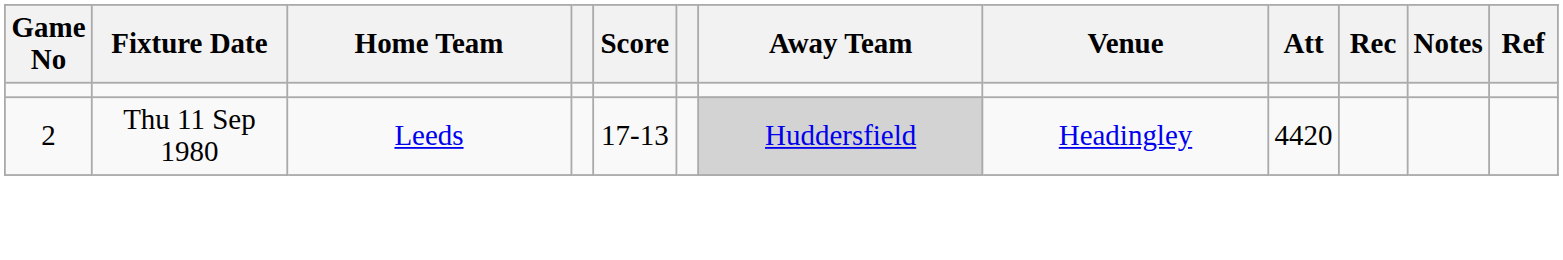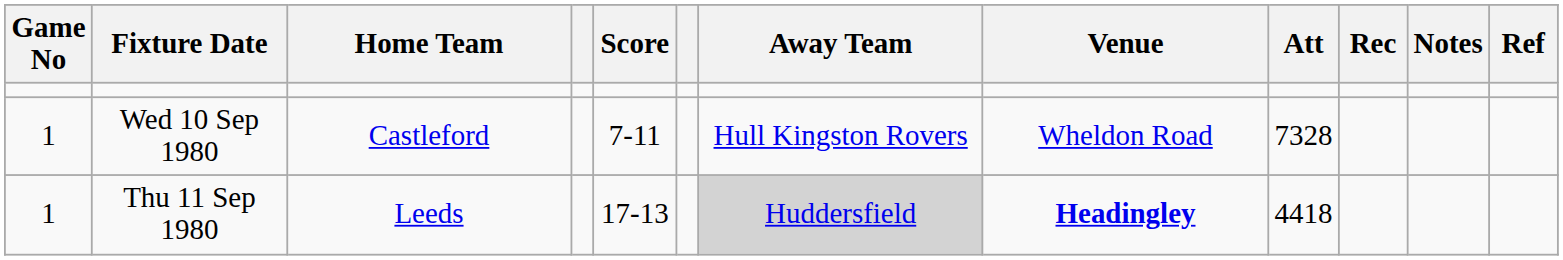+ row: (189, 135)
(49, 135) 2 -> (49, 214) 1
(1125, 135) normal -> (1125, 214) bold
(1304, 135) 4420 -> (1304, 214) 4418
